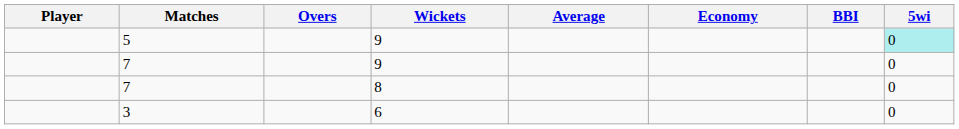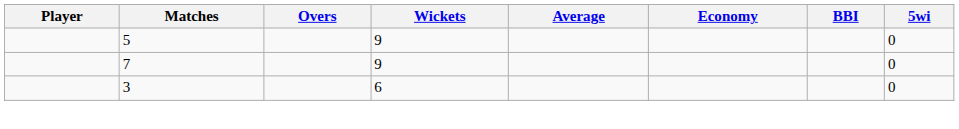(892, 40) paleturquoise background -> (892, 40) no background
- row: (127, 87)
